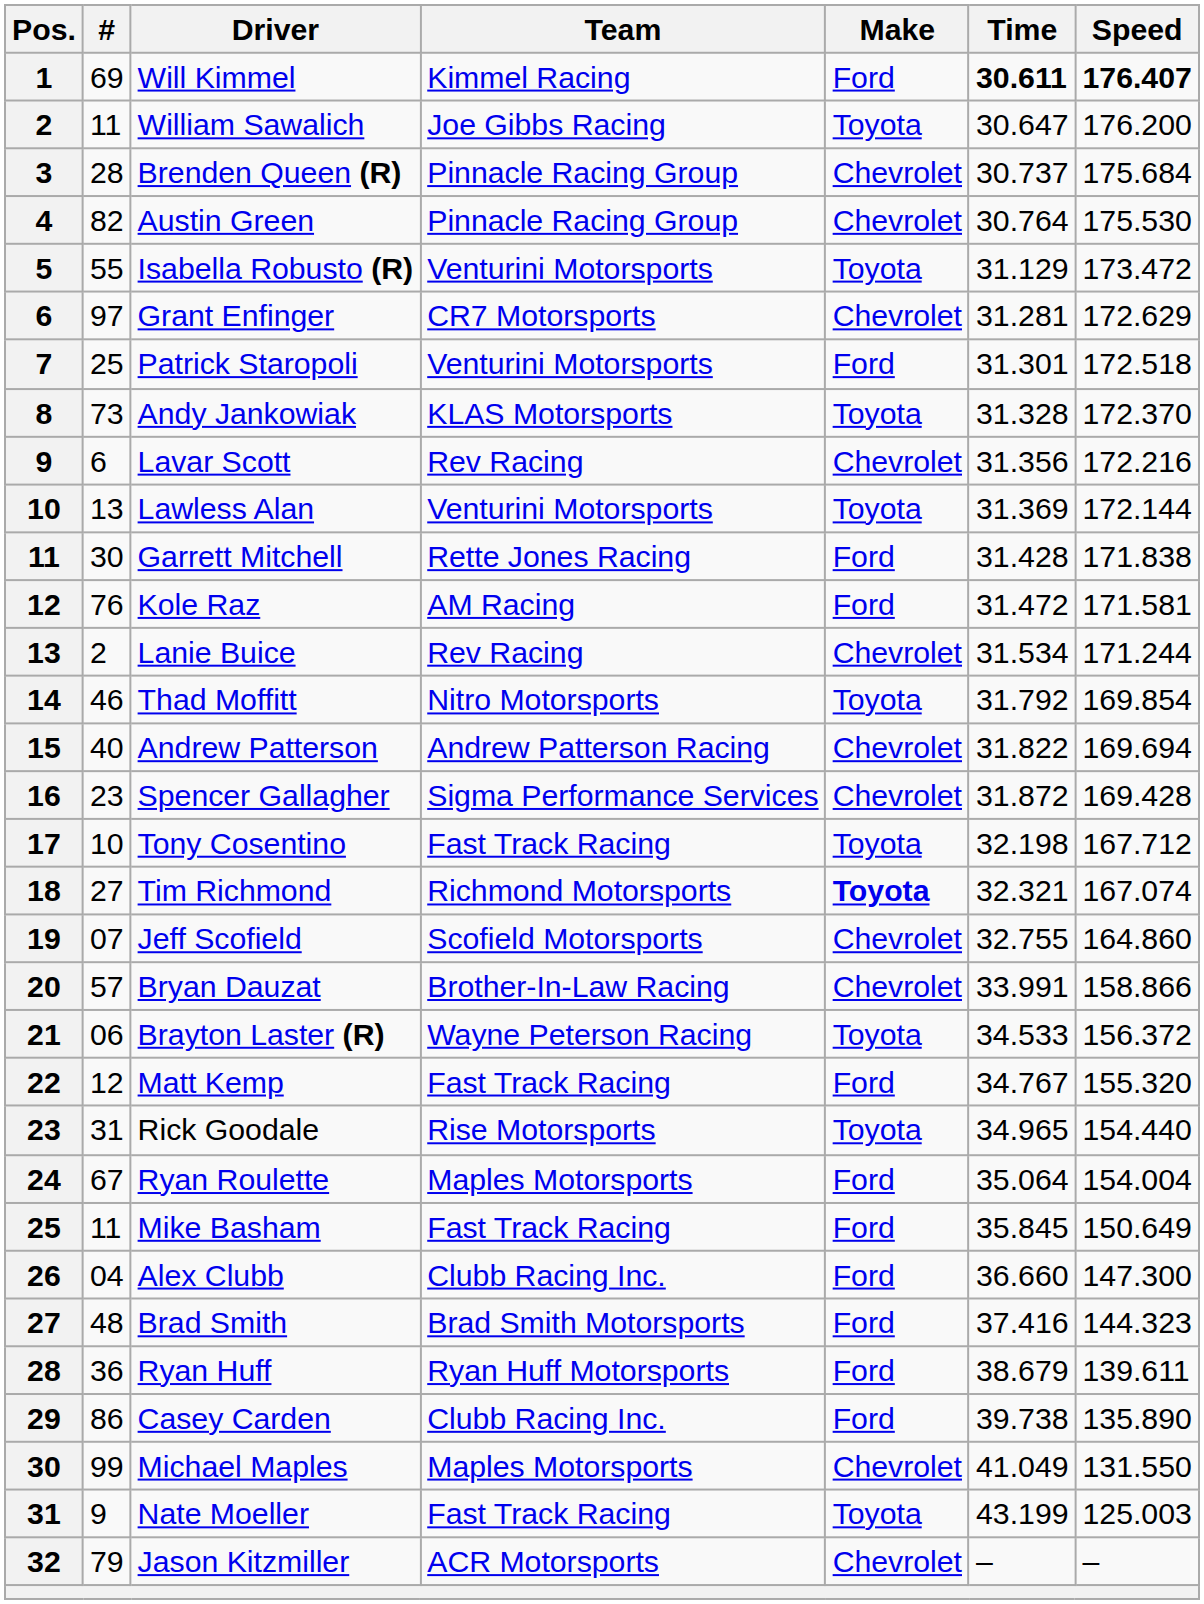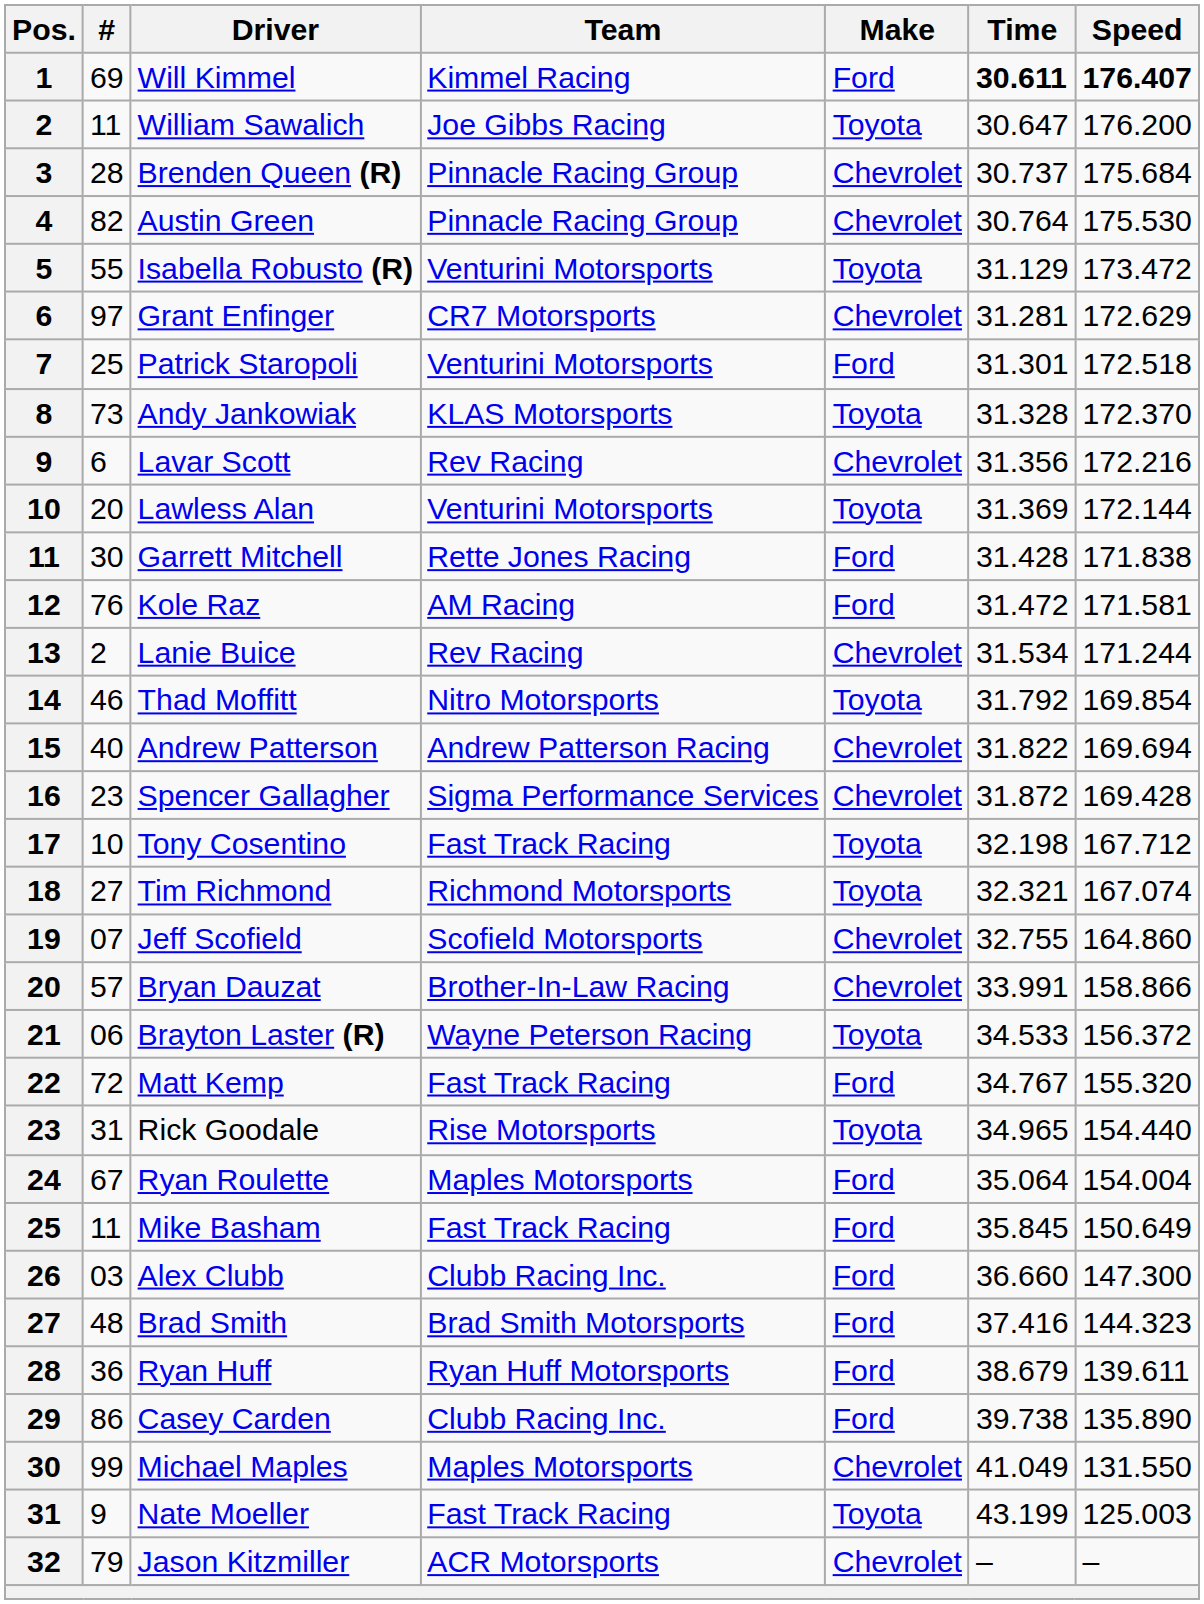(107, 508) 13 -> (107, 508) 20
(881, 891) bold -> (877, 891) normal
(107, 1083) 12 -> (107, 1083) 72
(107, 1274) 04 -> (107, 1274) 03
